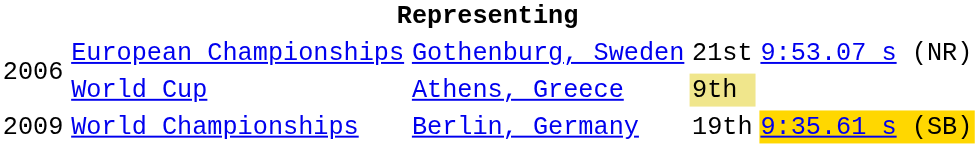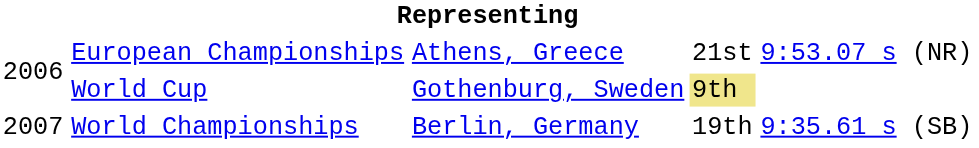(548, 53) Gothenburg, Sweden -> (518, 53) Athens, Greece
(518, 90) Athens, Greece -> (548, 90) Gothenburg, Sweden
(33, 127) 2009 -> (33, 127) 2007
(866, 127) gold background -> (866, 127) no background
